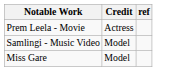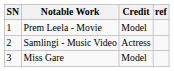+ column: (13, 12)
(119, 27) Actress -> (134, 27) Model
(117, 43) Model -> (136, 43) Actress
